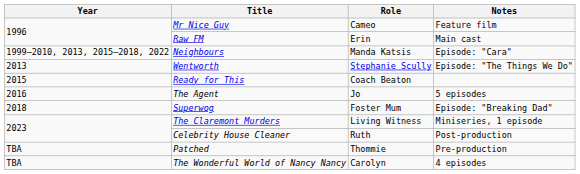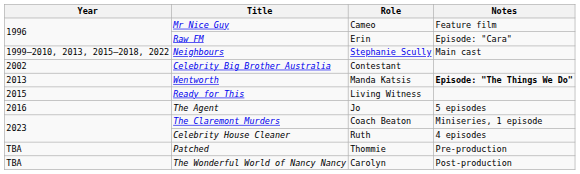(458, 39) Main cast -> (474, 39) Episode: "Cara"
(381, 53) Manda Katsis -> (391, 53) Stephanie Scully
(474, 53) Episode: "Cara" -> (458, 53) Main cast
+ row: (252, 66)
(391, 66) Stephanie Scully -> (381, 80) Manda Katsis
(504, 66) normal -> (504, 80) bold
(381, 80) Coach Beaton -> (386, 94) Living Witness
- row: (194, 108)
(386, 121) Living Witness -> (381, 121) Coach Beaton
(474, 135) Post-production -> (461, 135) 4 episodes
(461, 163) 4 episodes -> (474, 163) Post-production
